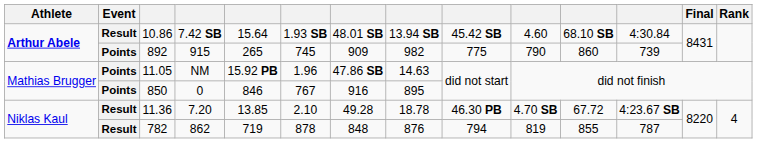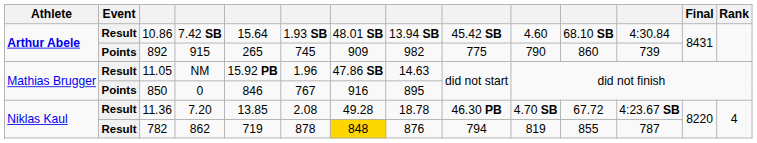(119, 72) Points -> (119, 72) Result
(305, 110) 2.10 -> (305, 110) 2.08
(358, 129) no background -> (358, 129) gold background
